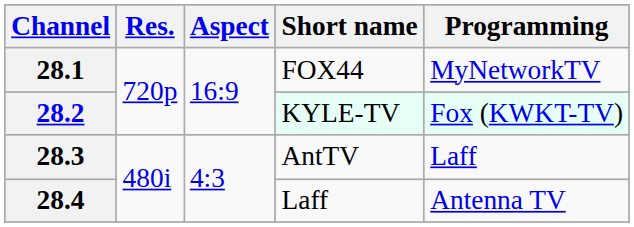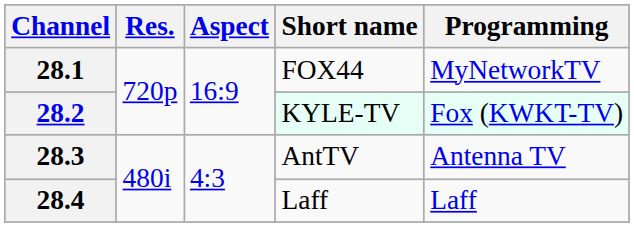(454, 156) Laff -> (498, 156) Antenna TV
(498, 199) Antenna TV -> (454, 199) Laff
